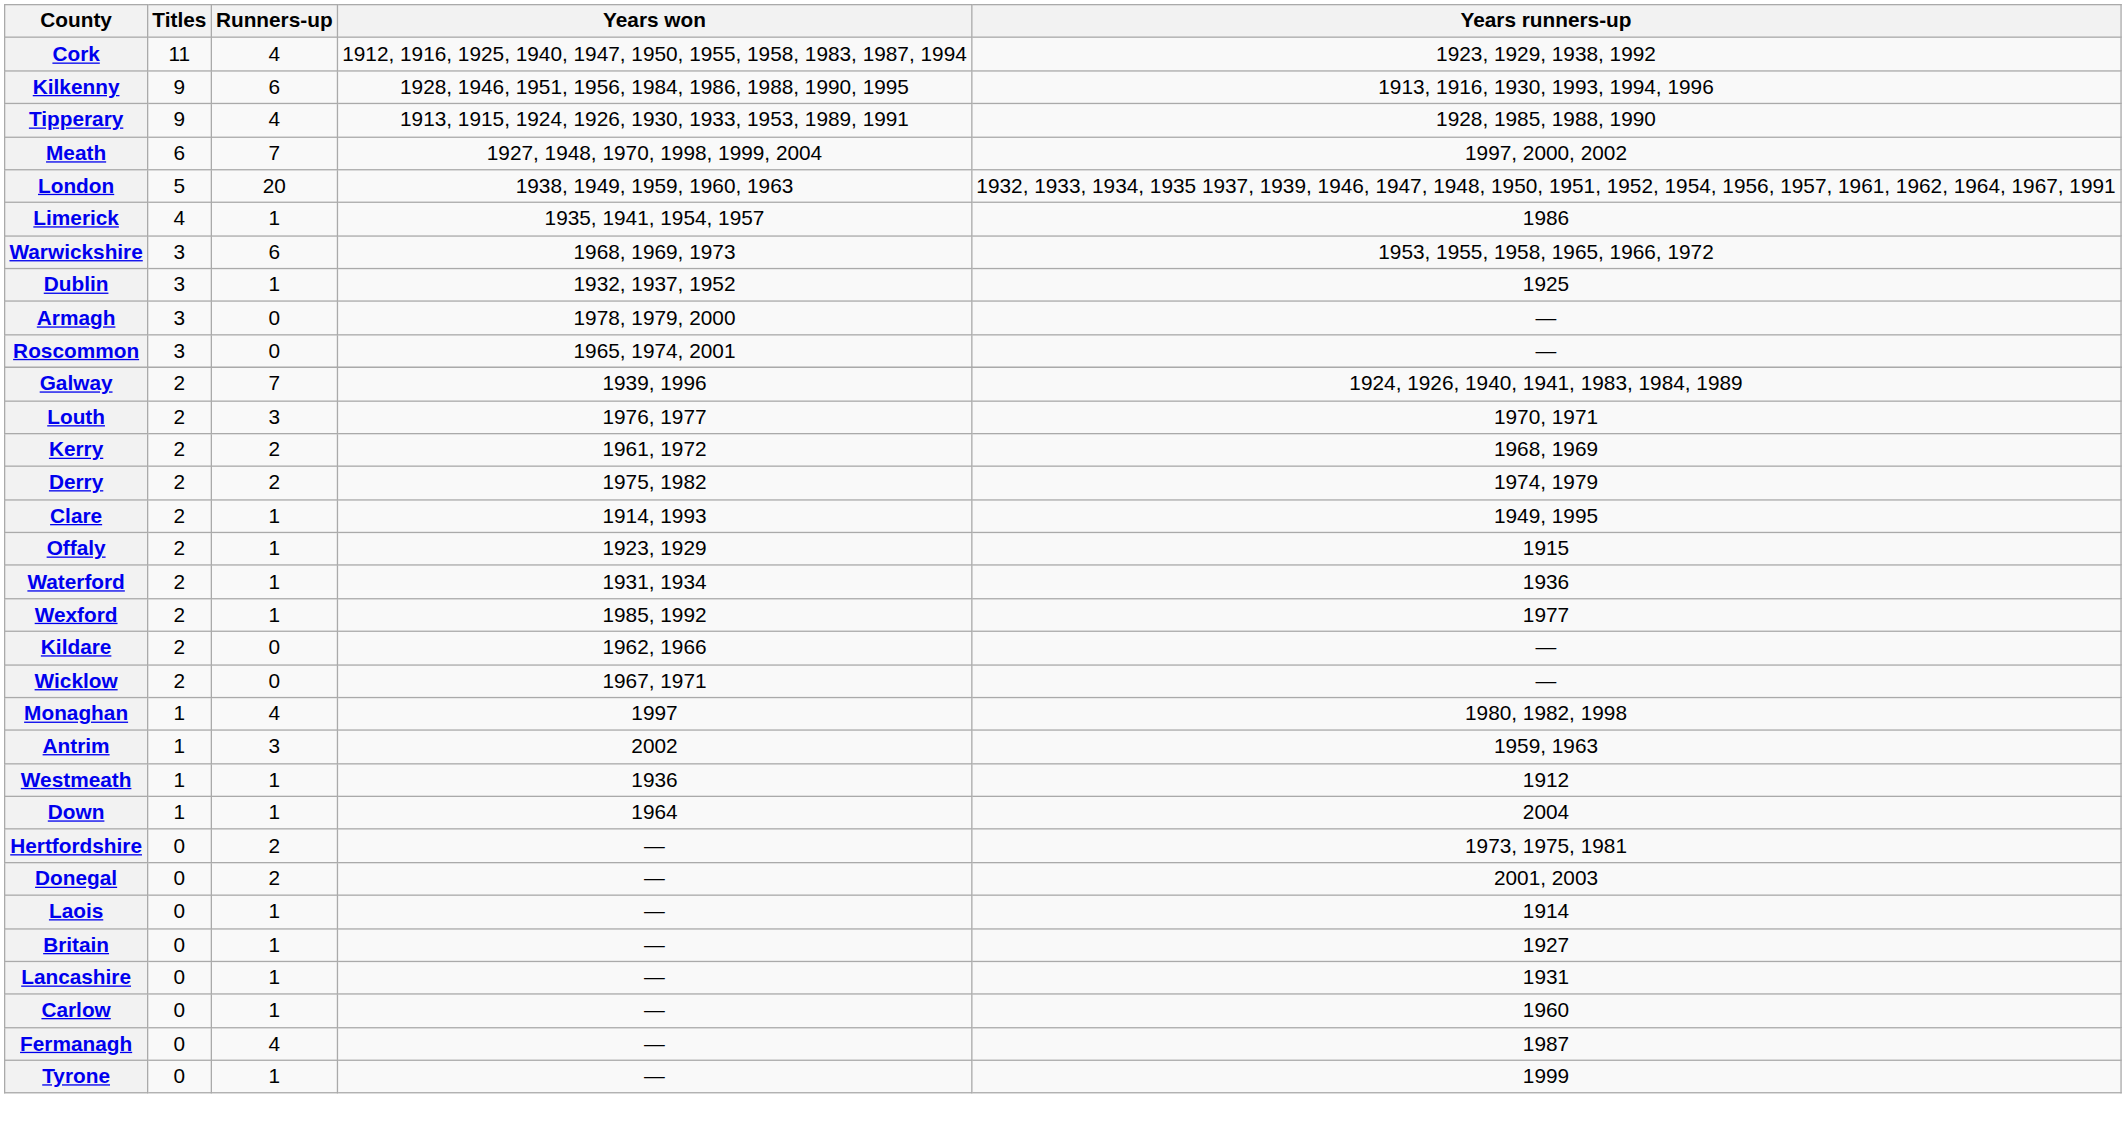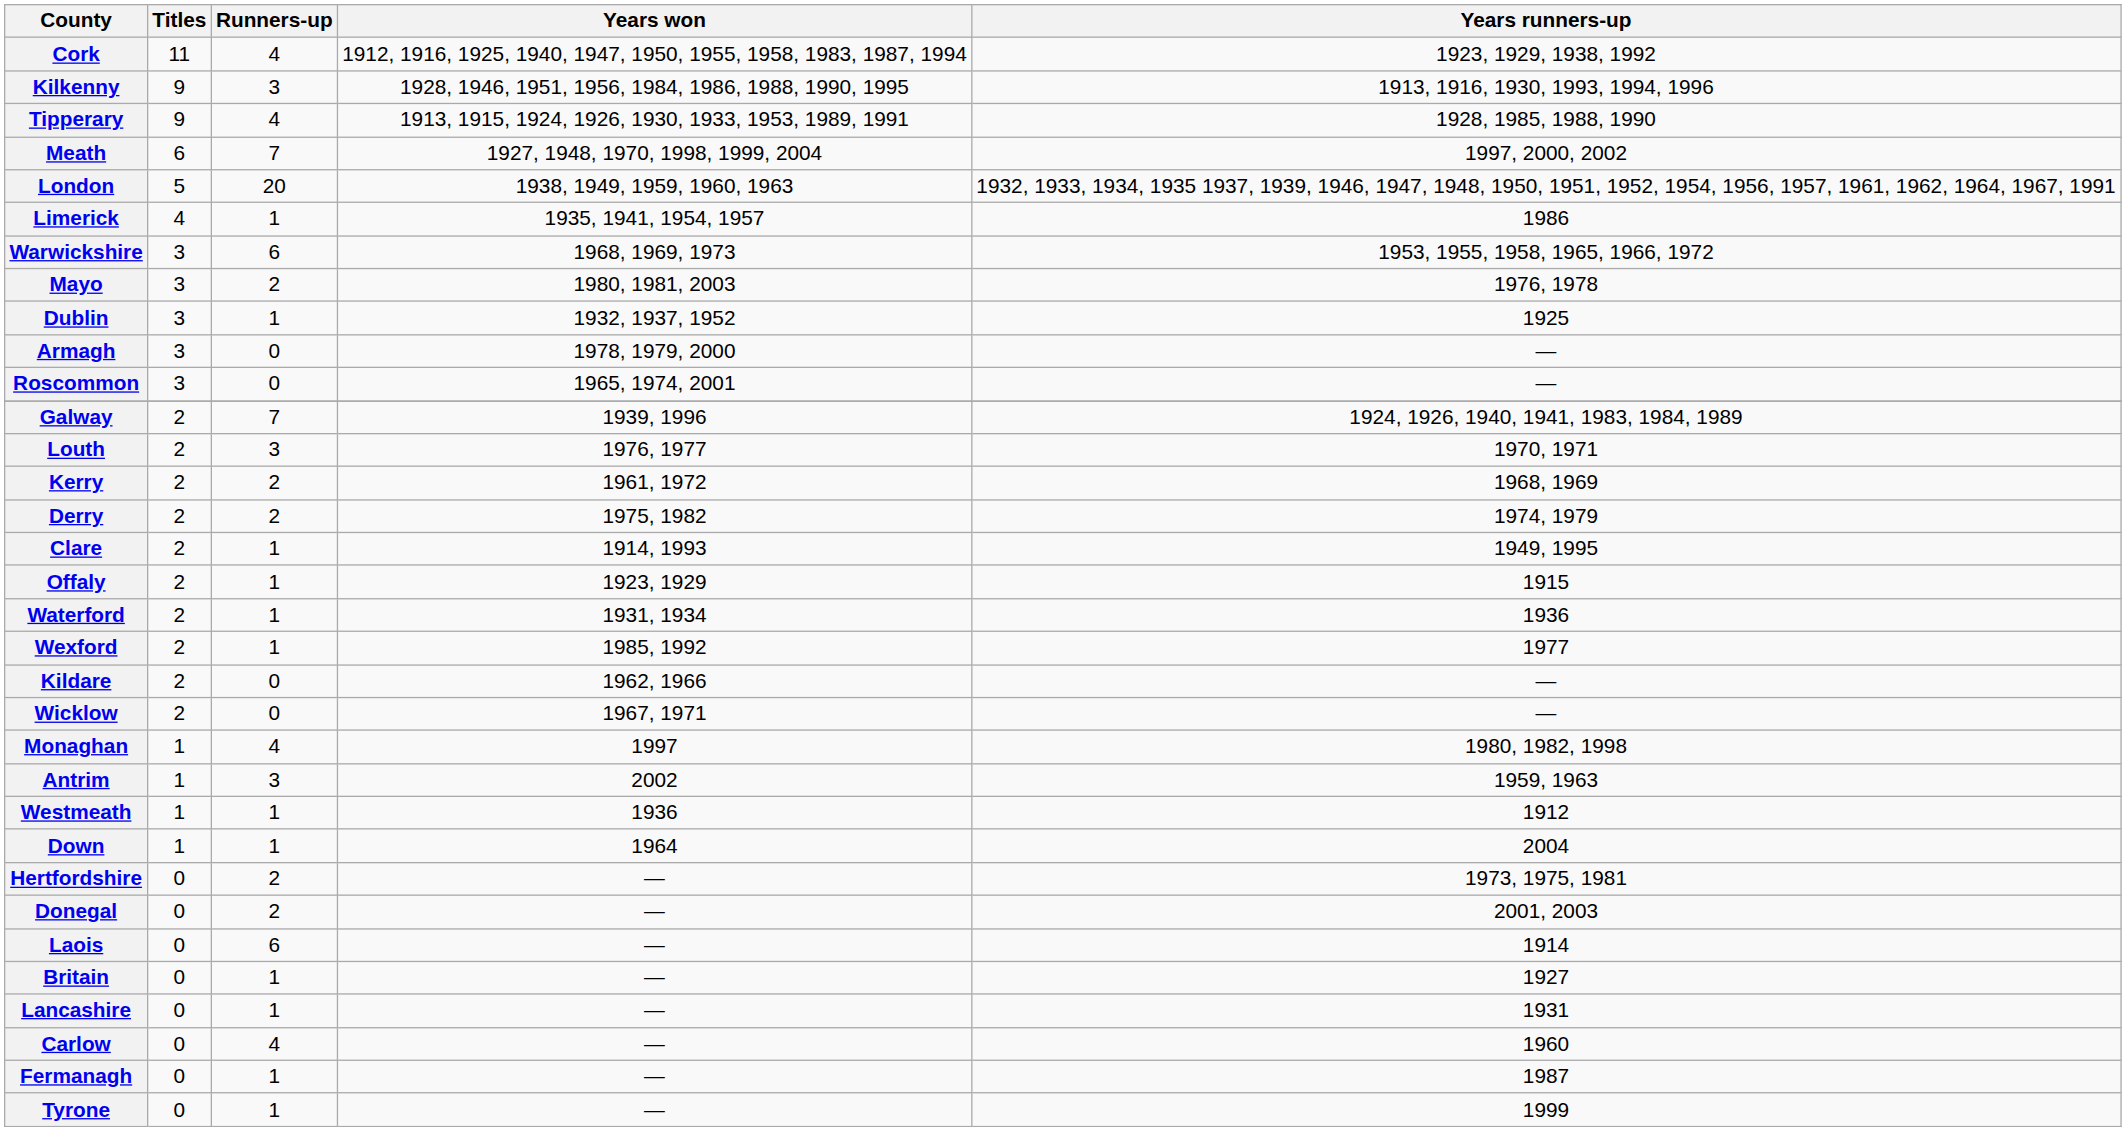(274, 86) 6 -> (274, 86) 3
+ row: (76, 284)
(274, 911) 1 -> (274, 944) 6
(274, 1010) 1 -> (274, 1043) 4
(274, 1043) 4 -> (274, 1076) 1
